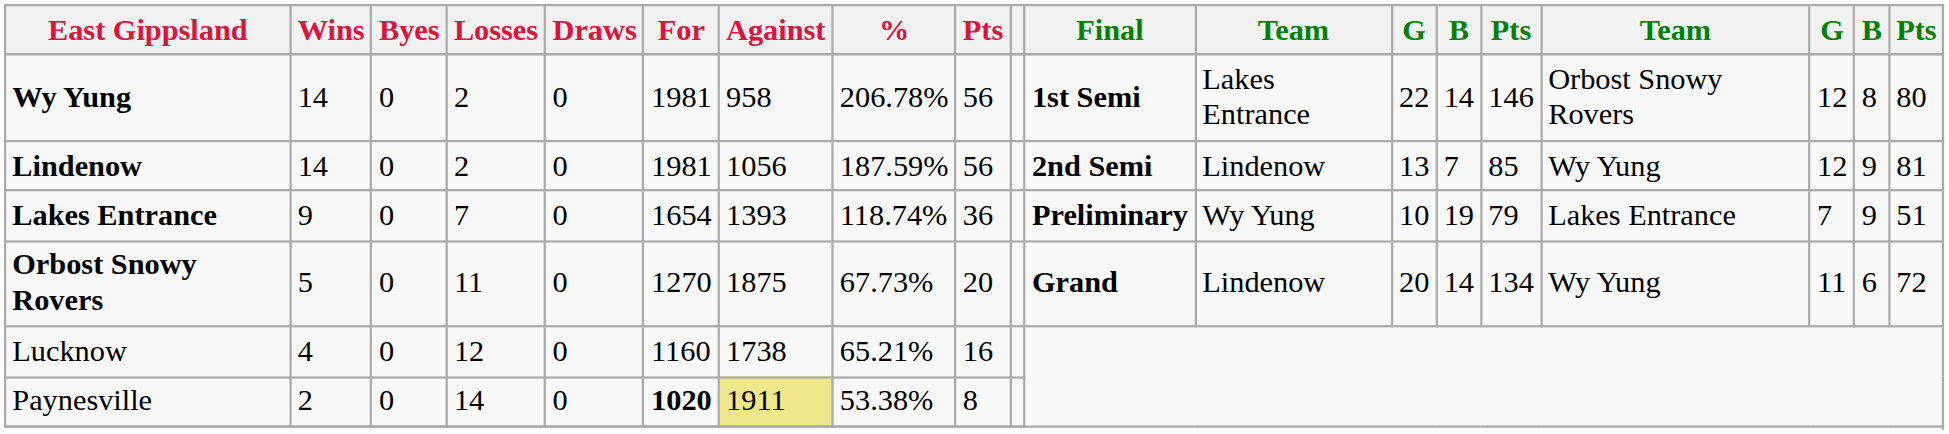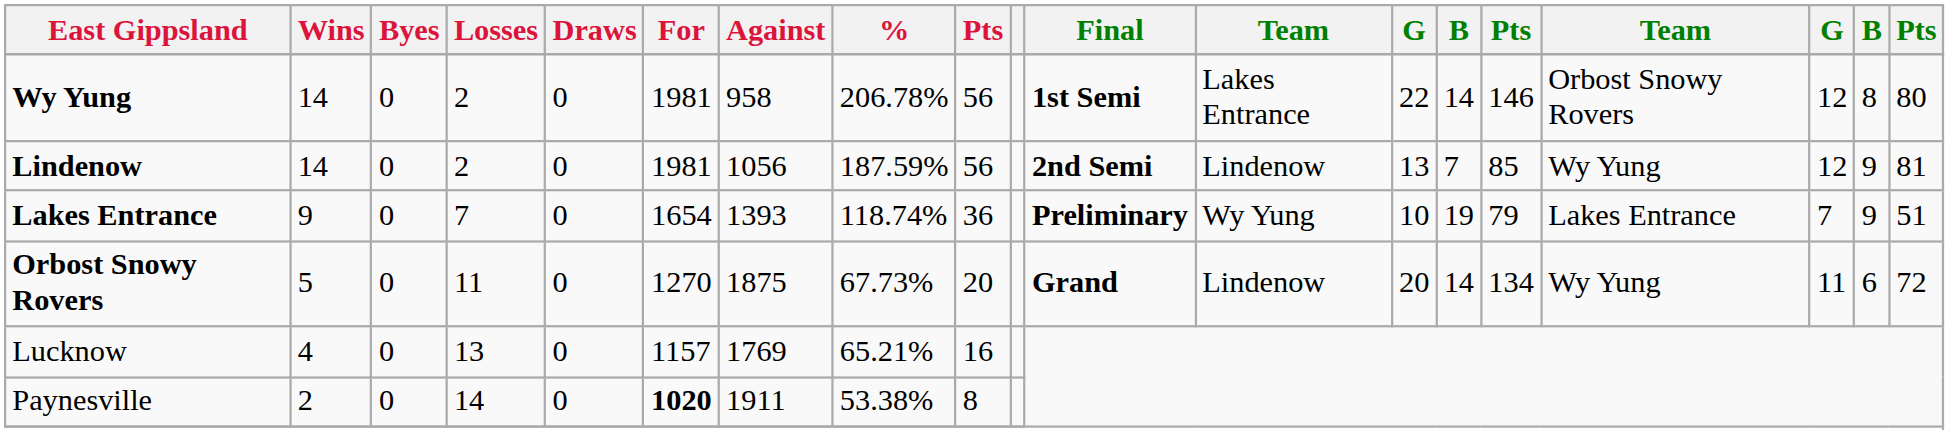(469, 350) 12 -> (469, 350) 13
(681, 350) 1160 -> (681, 350) 1157
(756, 350) 1738 -> (756, 350) 1769
(756, 400) khaki background -> (756, 400) no background
